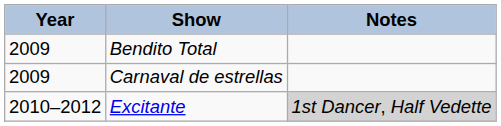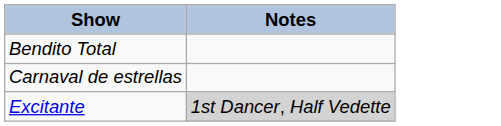- column: (55, 20)
